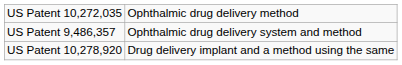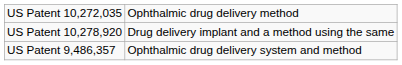rows swapped: (61, 32) <-> (65, 50)
